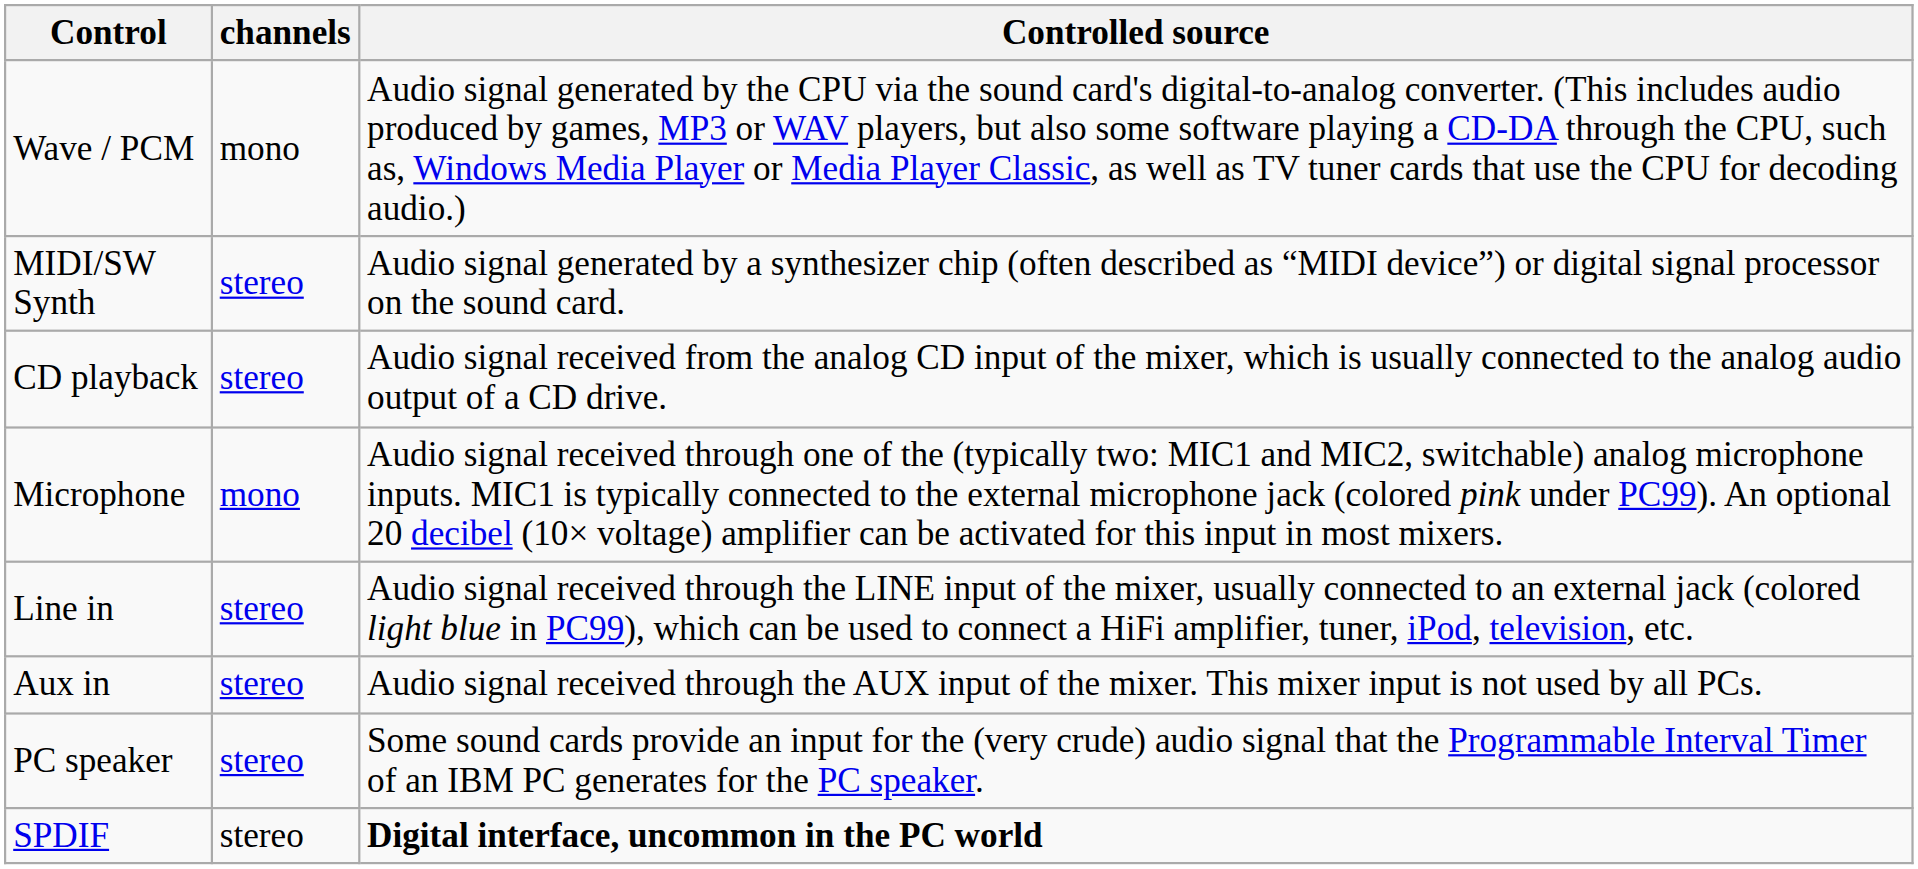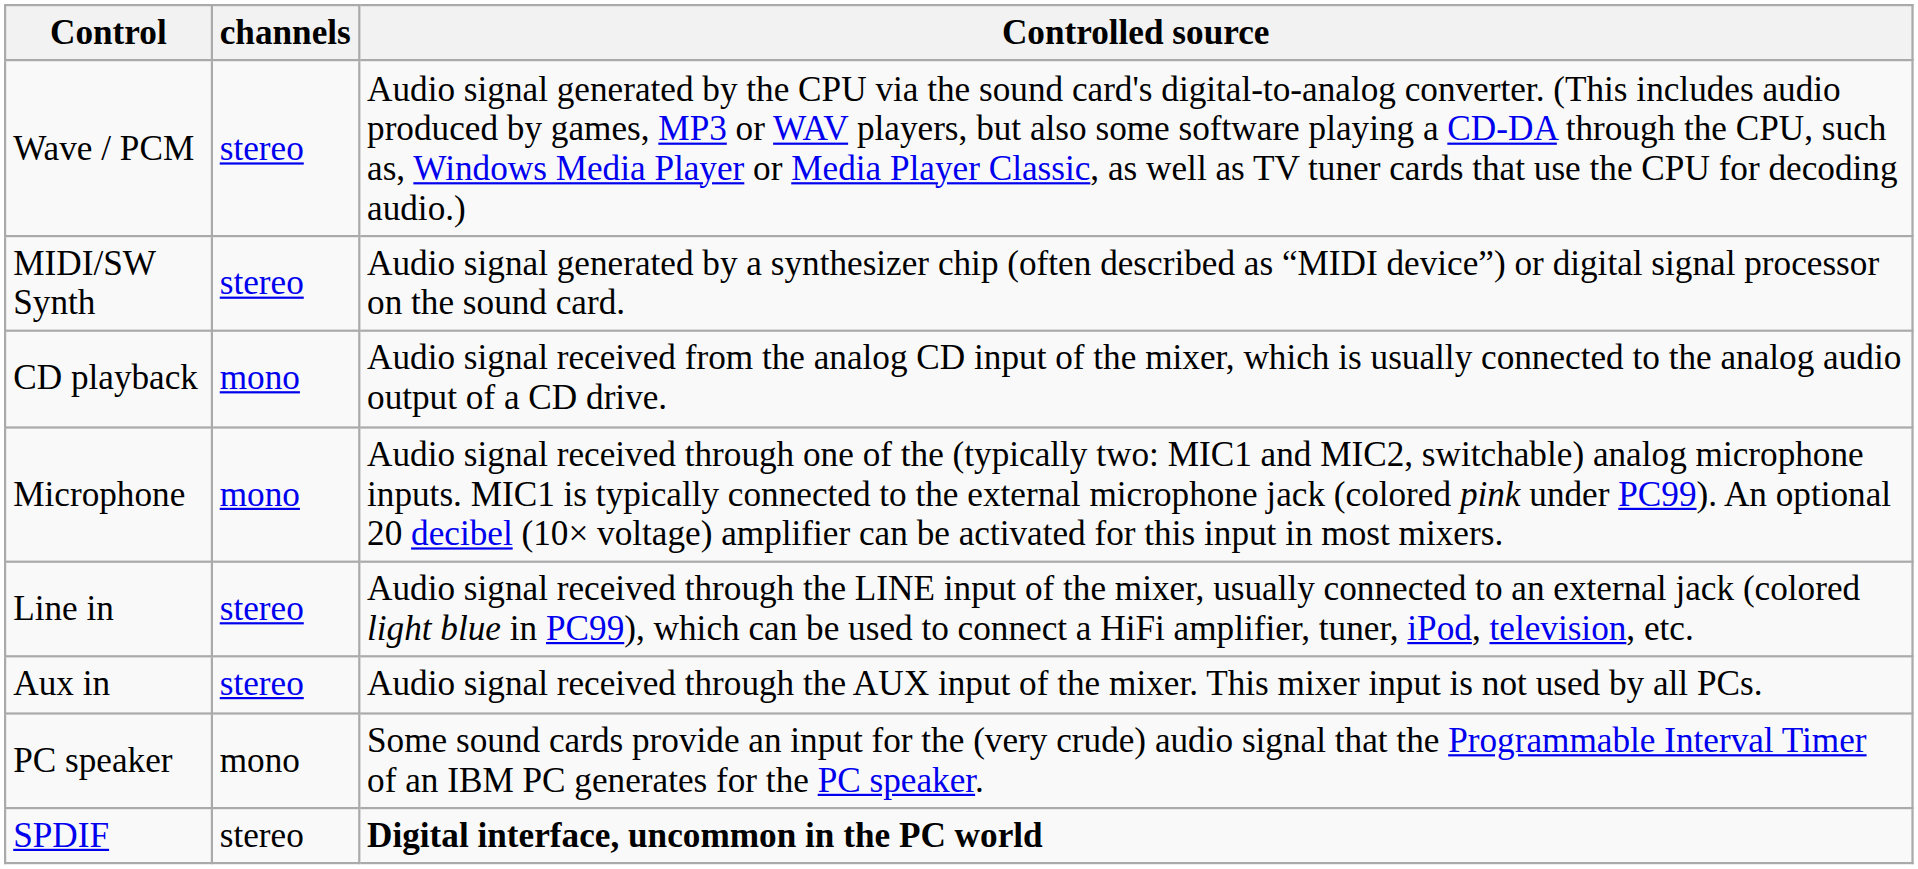(260, 147) mono -> (262, 147) stereo
(262, 378) stereo -> (260, 378) mono
(262, 759) stereo -> (260, 759) mono
